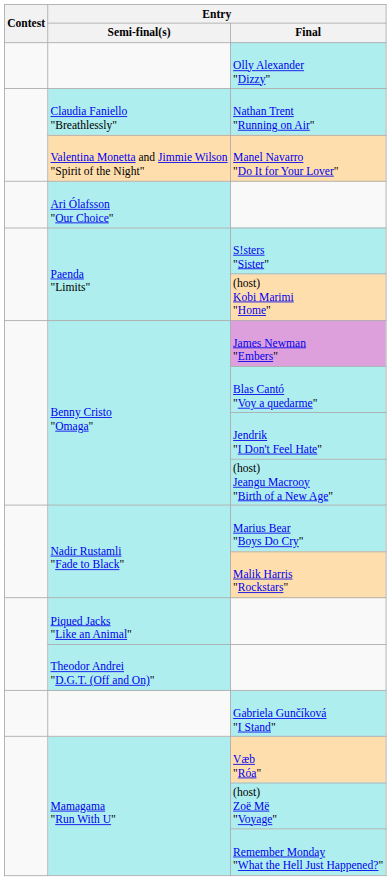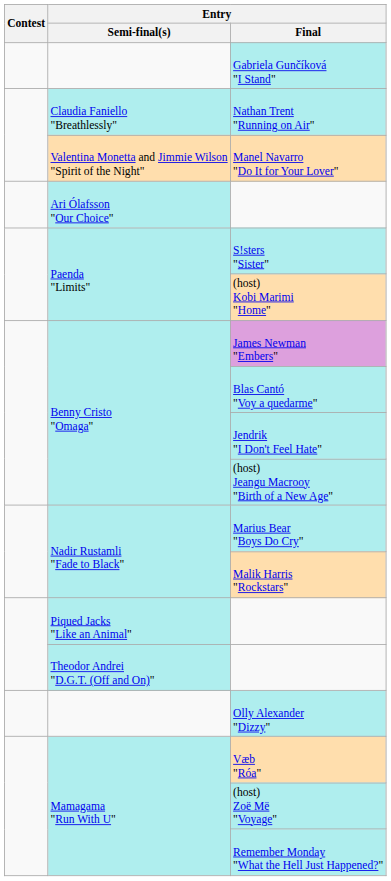rows swapped: (139, 713) <-> (139, 65)
